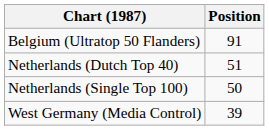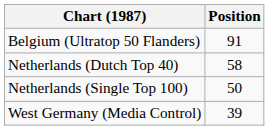(235, 64) 51 -> (235, 64) 58
